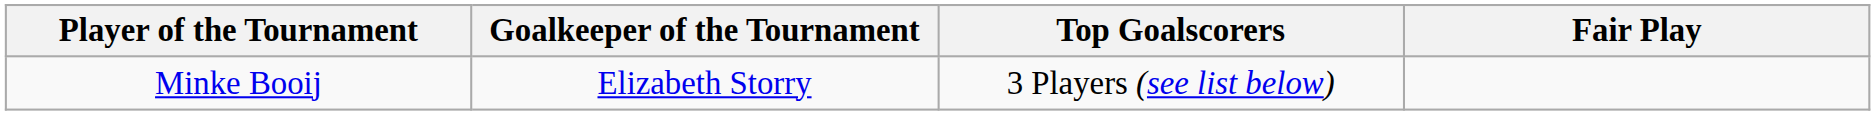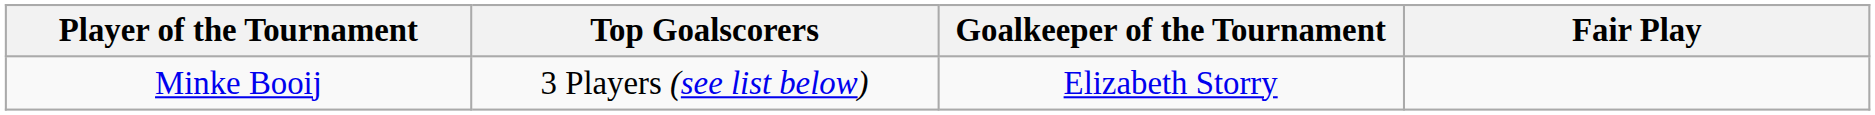columns swapped: (1171, 30) <-> (705, 30)
